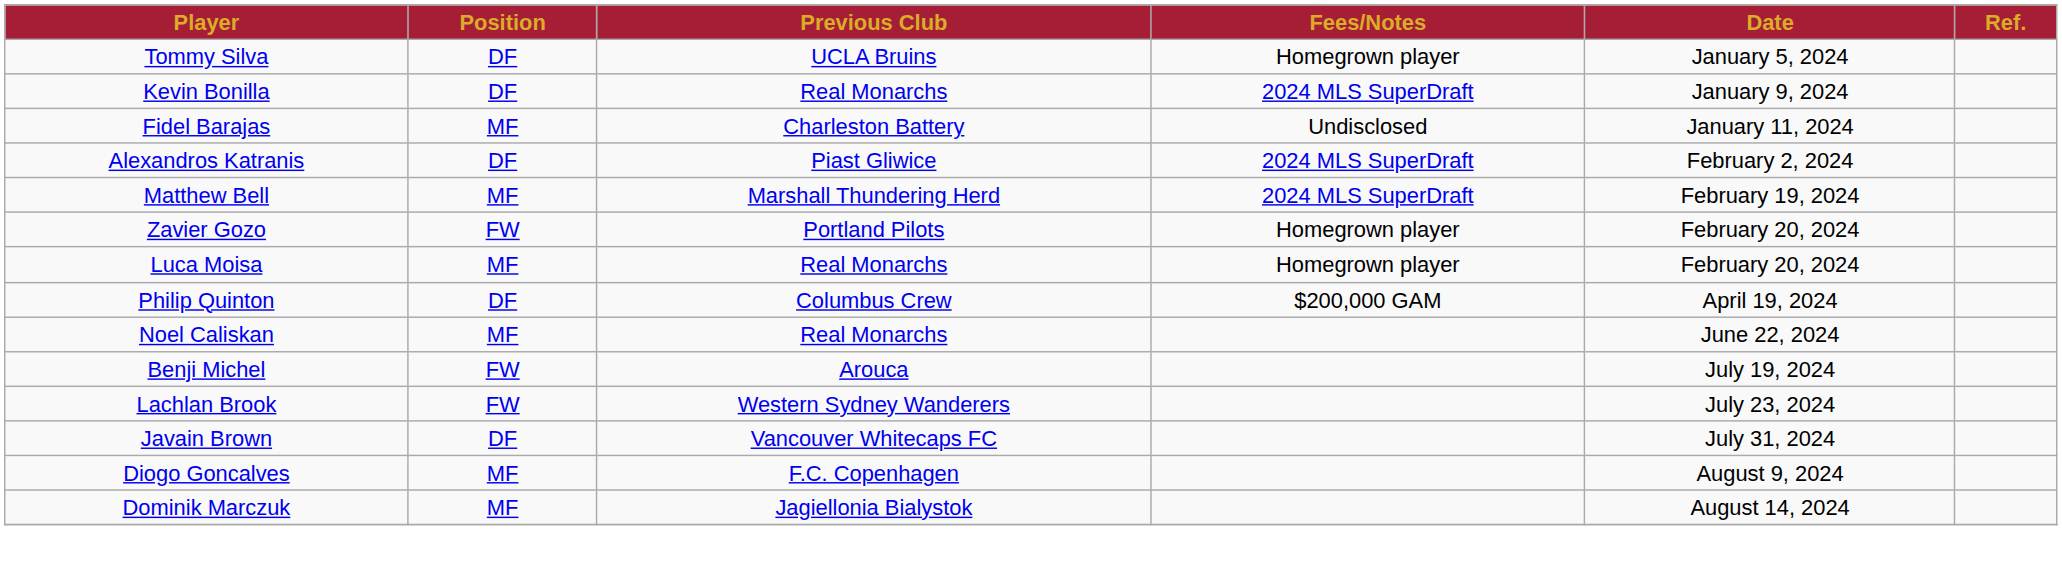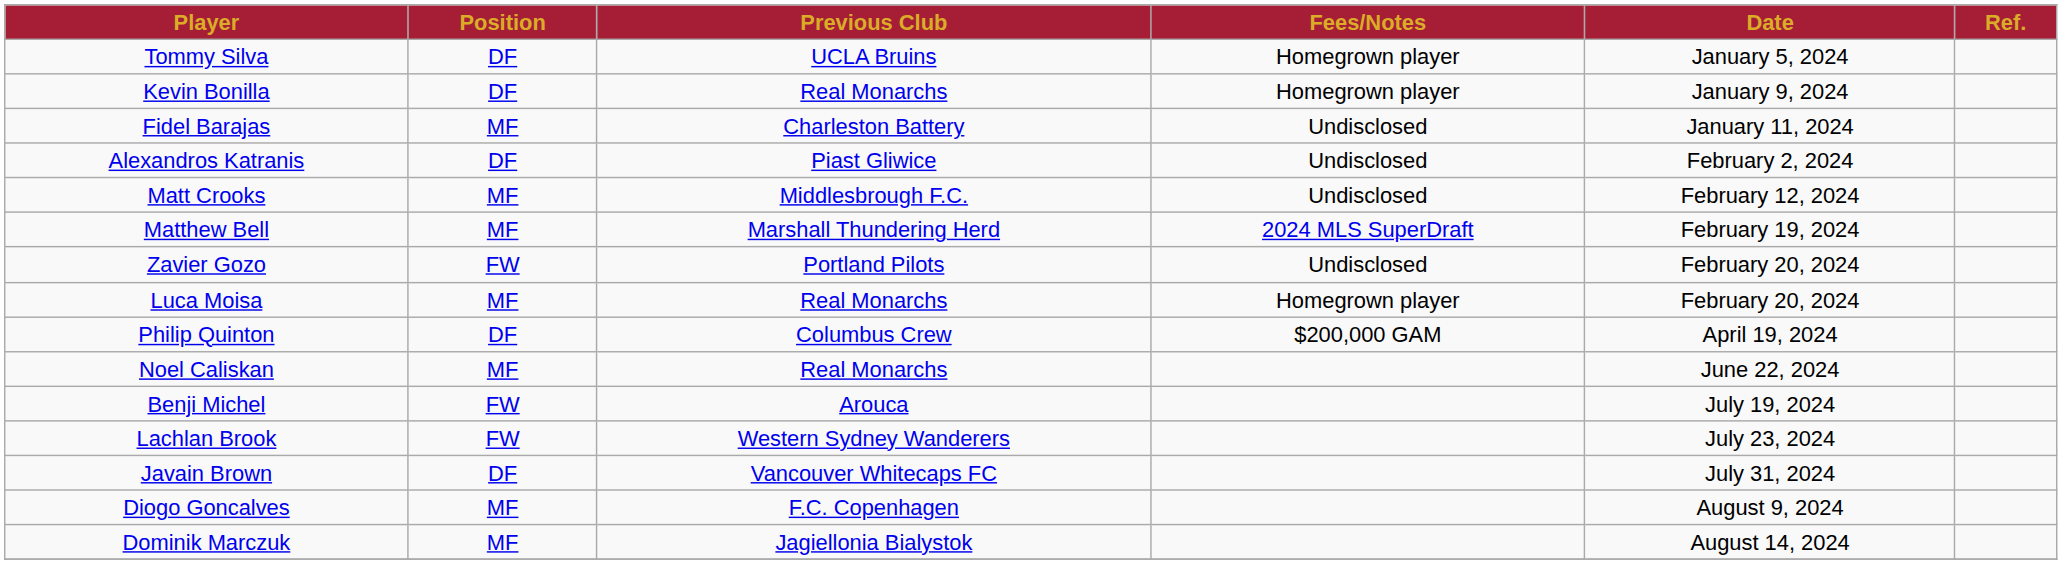(1368, 92) 2024 MLS SuperDraft -> (1368, 92) Homegrown player
(1368, 161) 2024 MLS SuperDraft -> (1368, 161) Undisclosed
+ row: (206, 195)
(1368, 230) Homegrown player -> (1368, 265) Undisclosed
